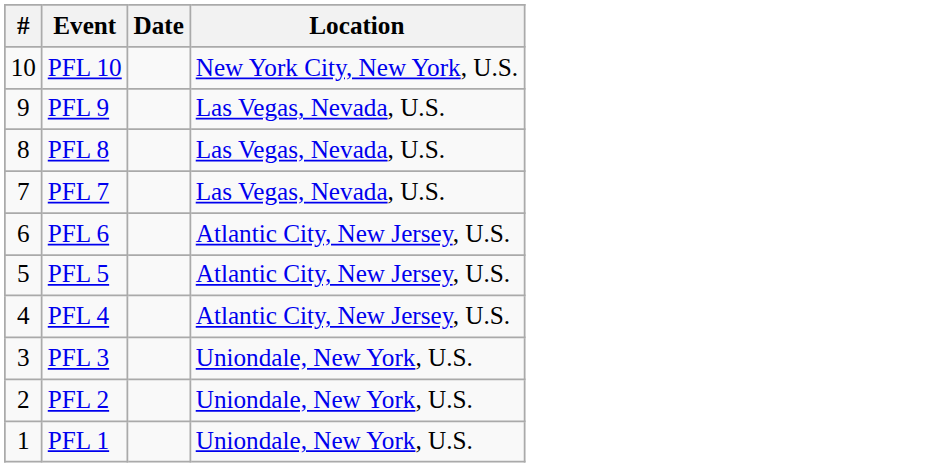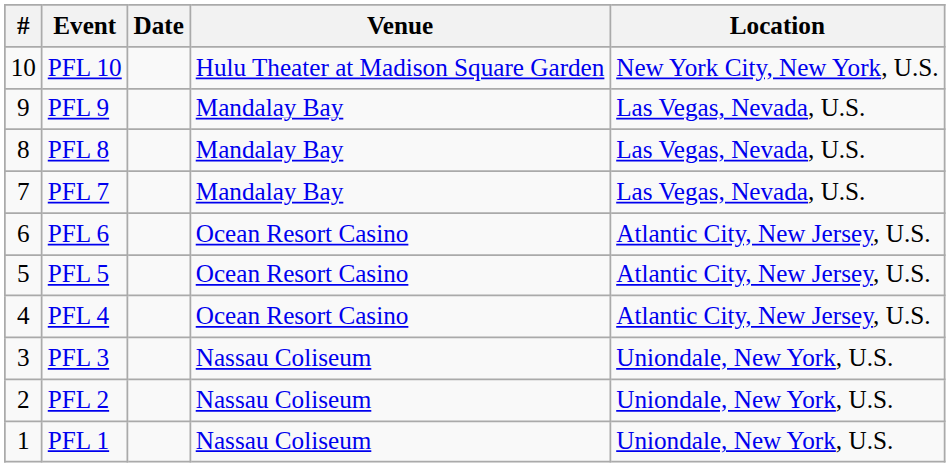+ column: (400, 25)
